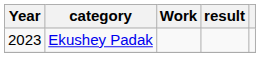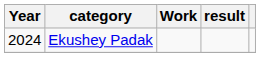(25, 40) 2023 -> (25, 40) 2024
